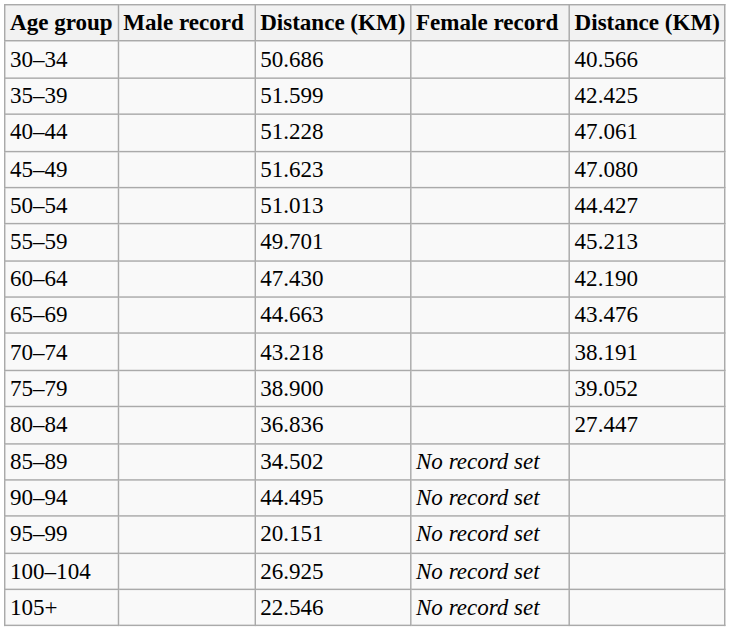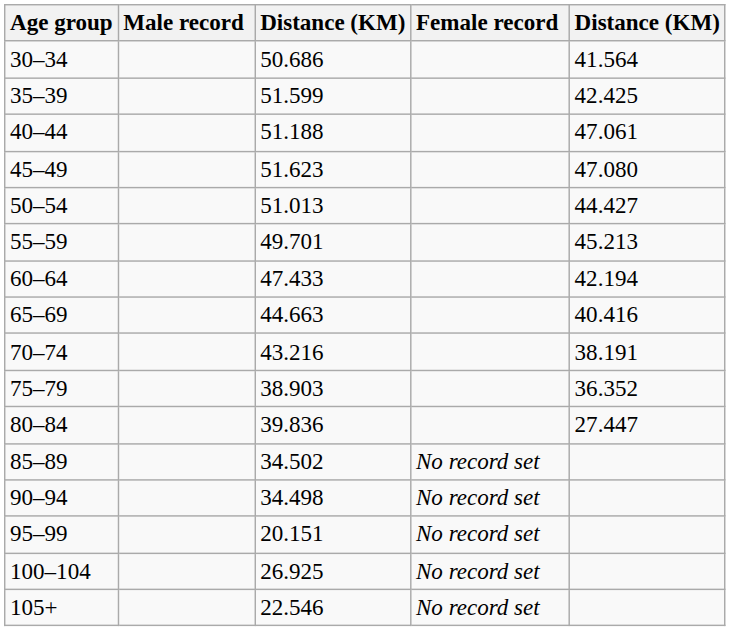(606, 59) 40.566 -> (606, 59) 41.564
(292, 132) 51.228 -> (292, 132) 51.188
(292, 278) 47.430 -> (292, 278) 47.433
(606, 278) 42.190 -> (606, 278) 42.194
(606, 315) 43.476 -> (606, 315) 40.416
(292, 351) 43.218 -> (292, 351) 43.216
(292, 388) 38.900 -> (292, 388) 38.903
(606, 388) 39.052 -> (606, 388) 36.352
(292, 424) 36.836 -> (292, 424) 39.836
(292, 497) 44.495 -> (292, 497) 34.498
